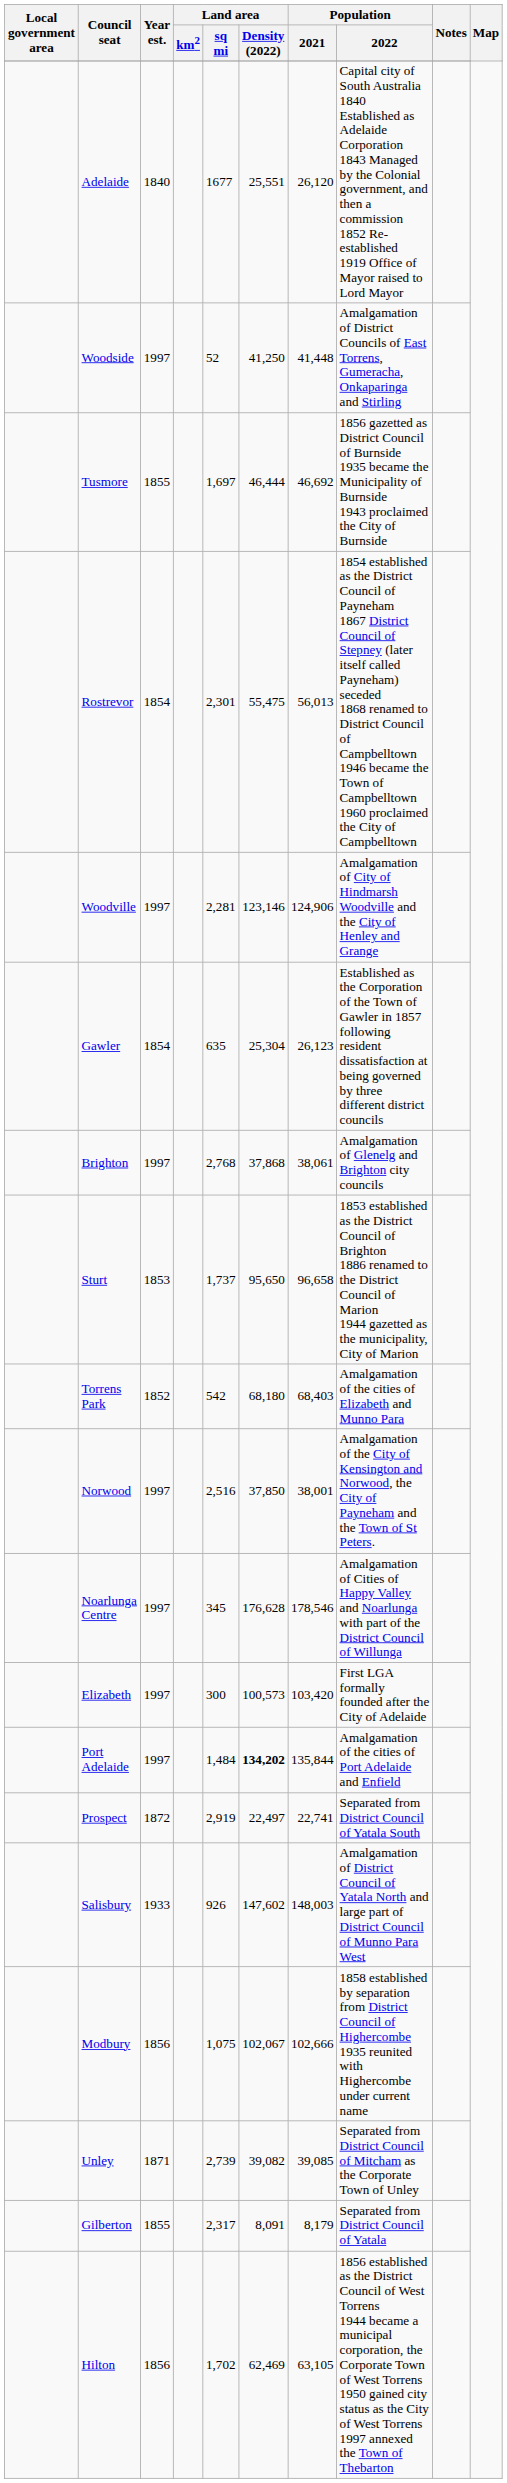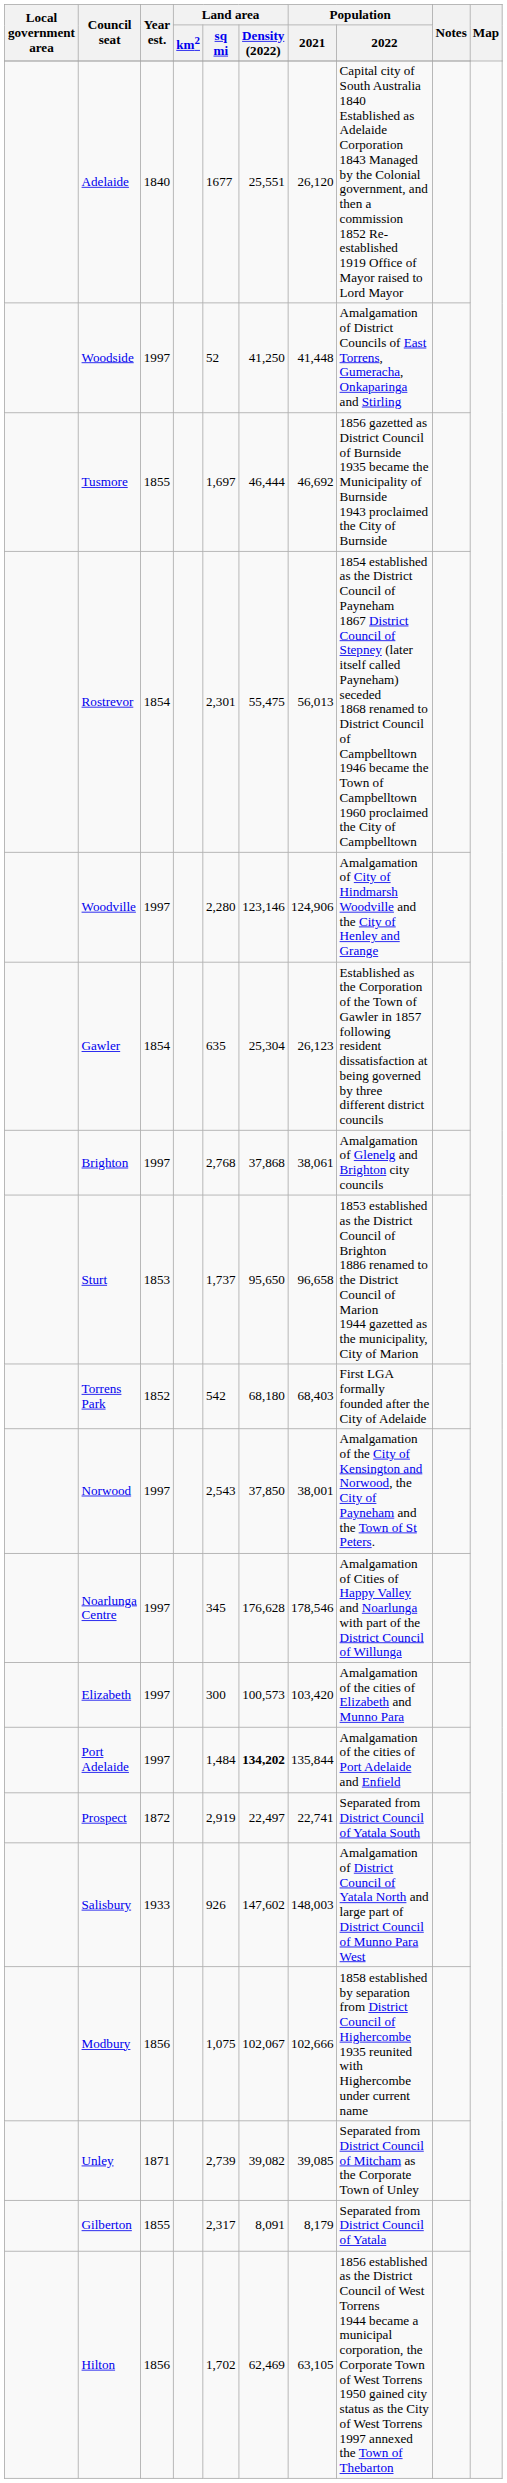(221, 907) 2,281 -> (221, 907) 2,280
(379, 1396) Amalgamation of the cities of Elizabeth and Munno Para -> (384, 1396) First LGA formally founded after the City of Adelaide
(221, 1491) 2,516 -> (221, 1491) 2,543
(384, 1694) First LGA formally founded after the City of Adelaide -> (379, 1694) Amalgamation of the cities of Elizabeth and Munno Para
